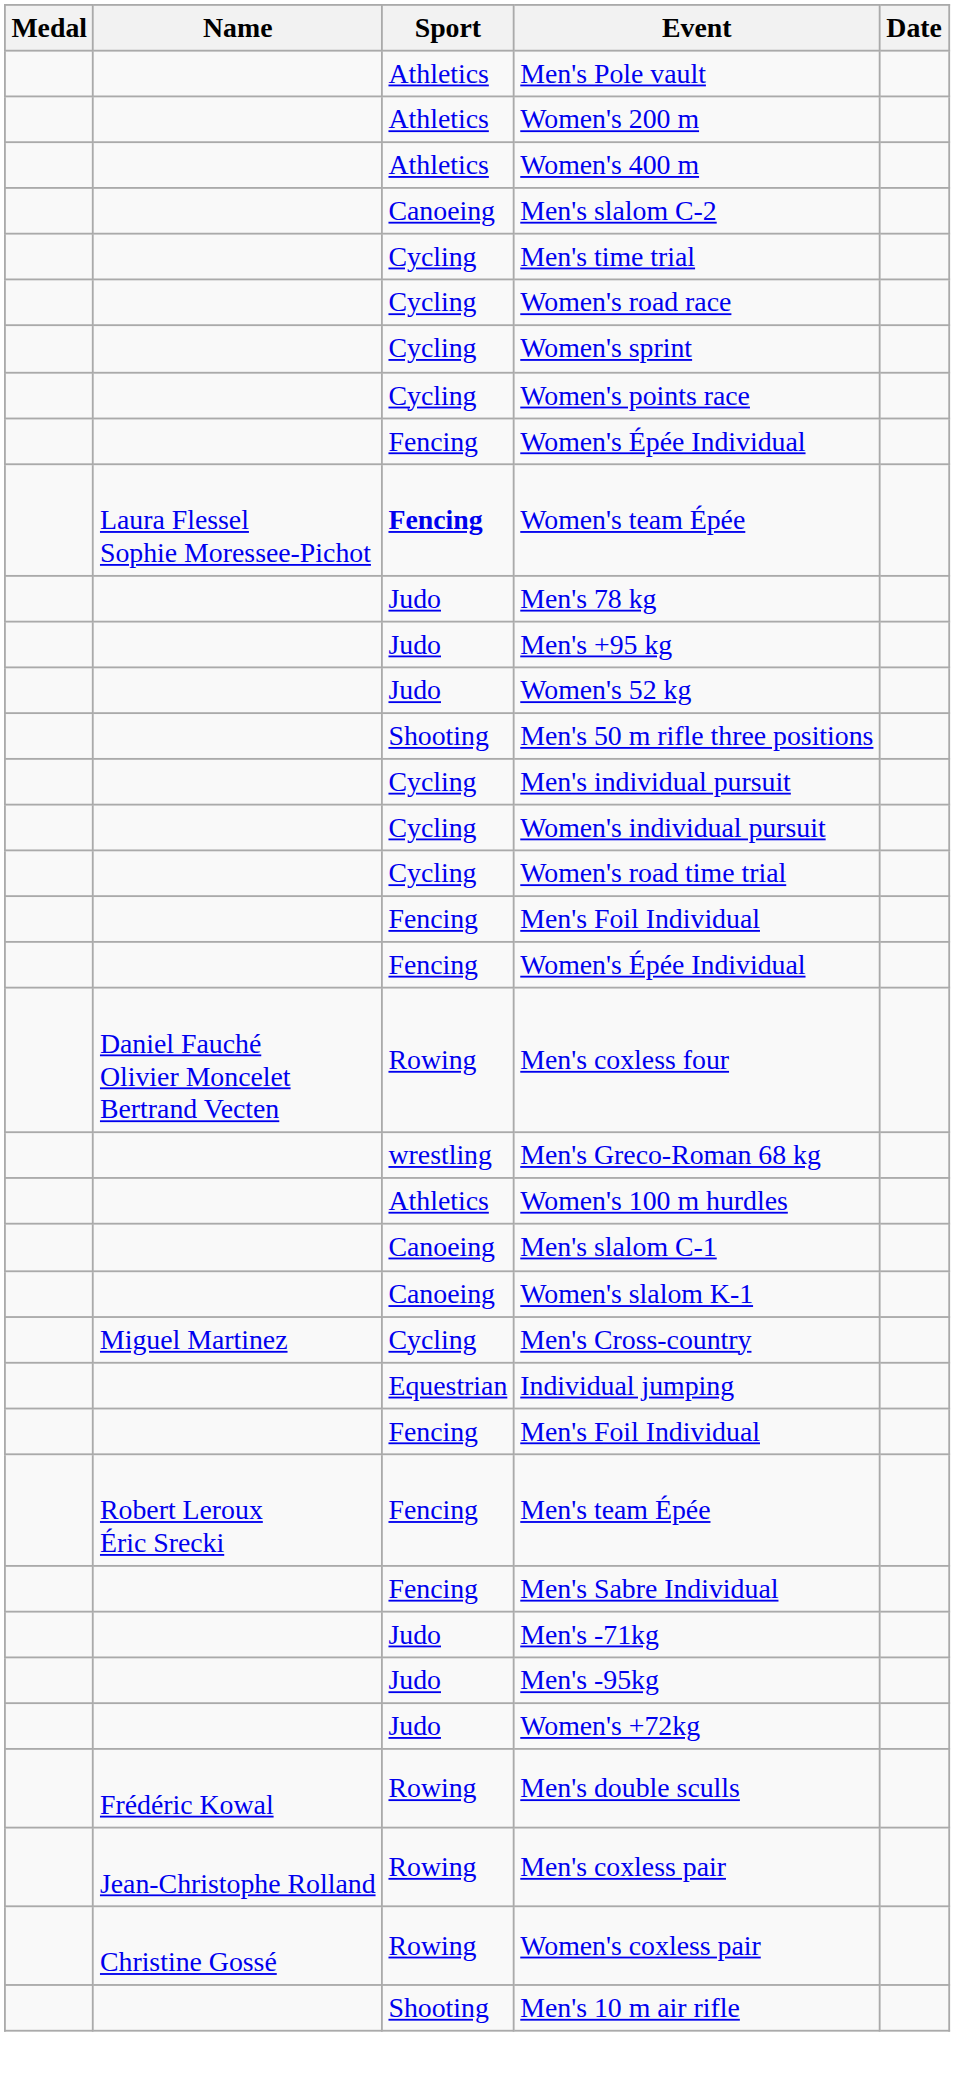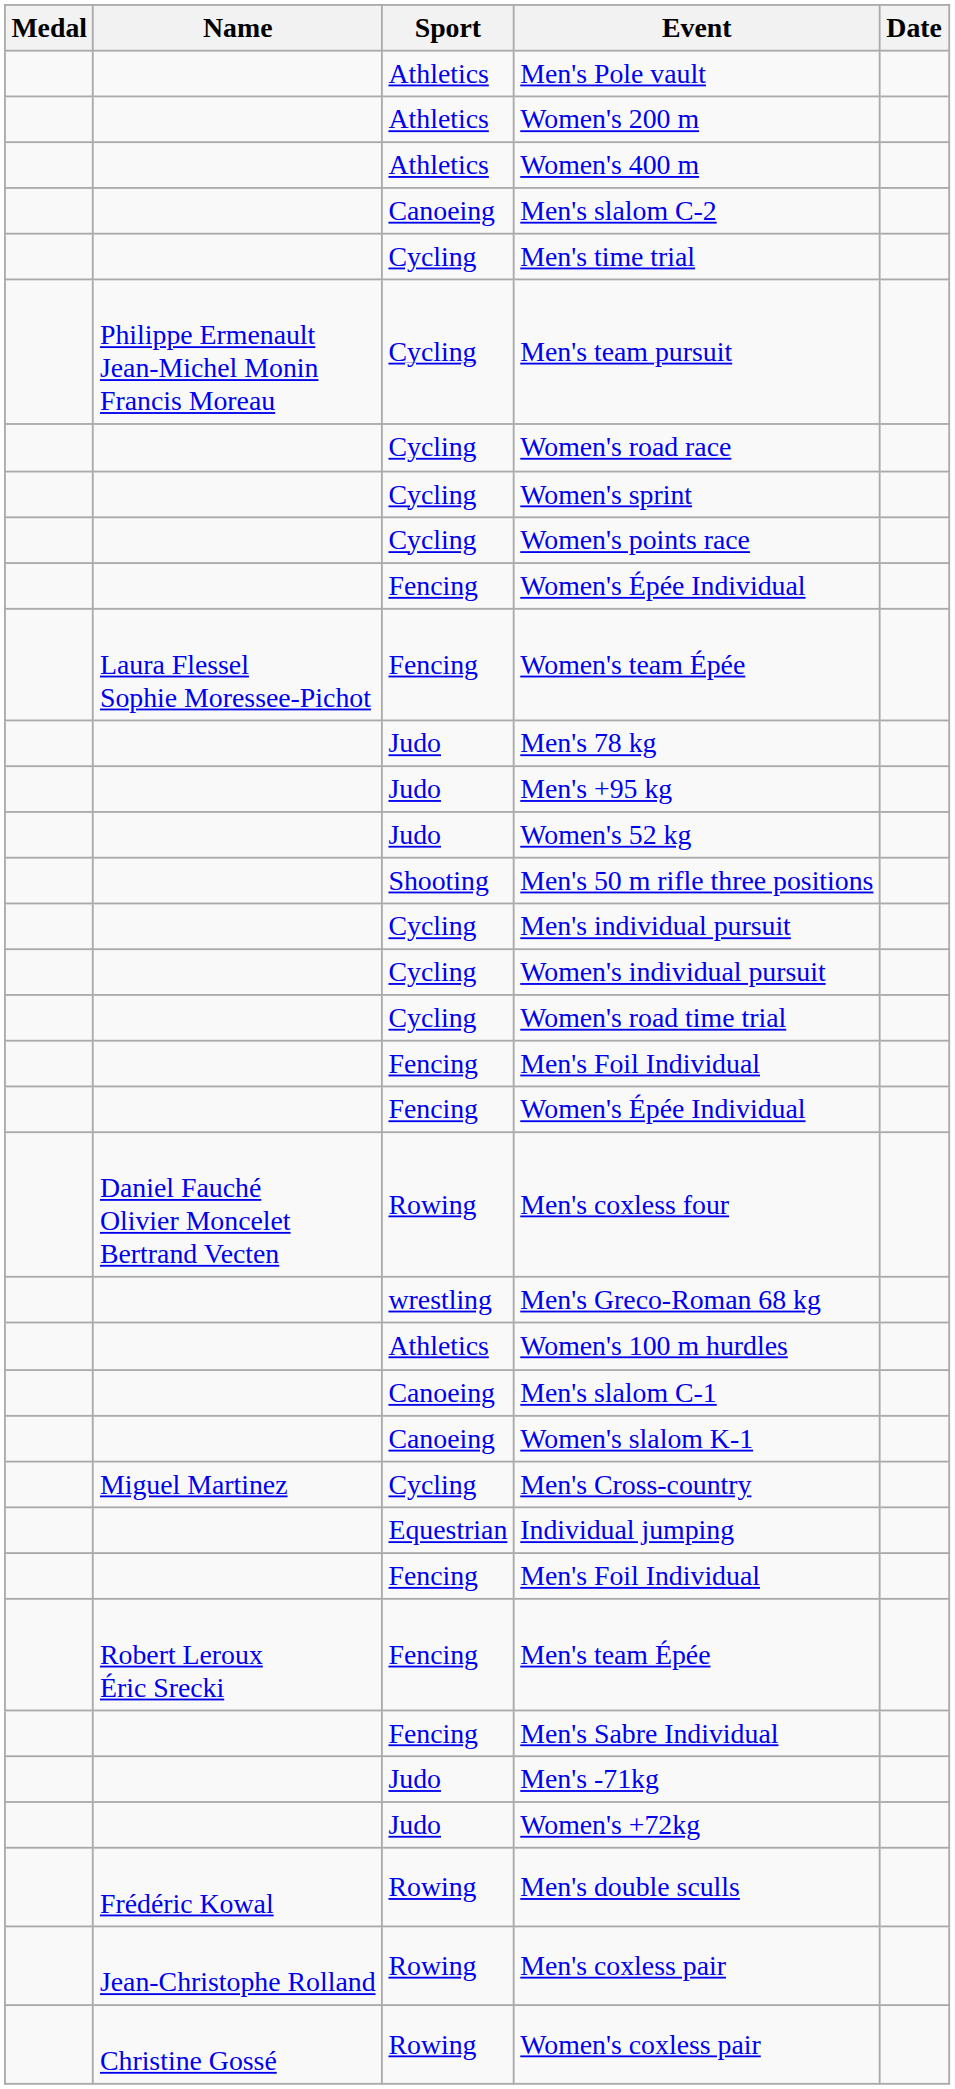+ row: (209, 368)
(436, 519) bold -> (433, 663) normal
- row: (238, 1680)
- row: (238, 2009)
